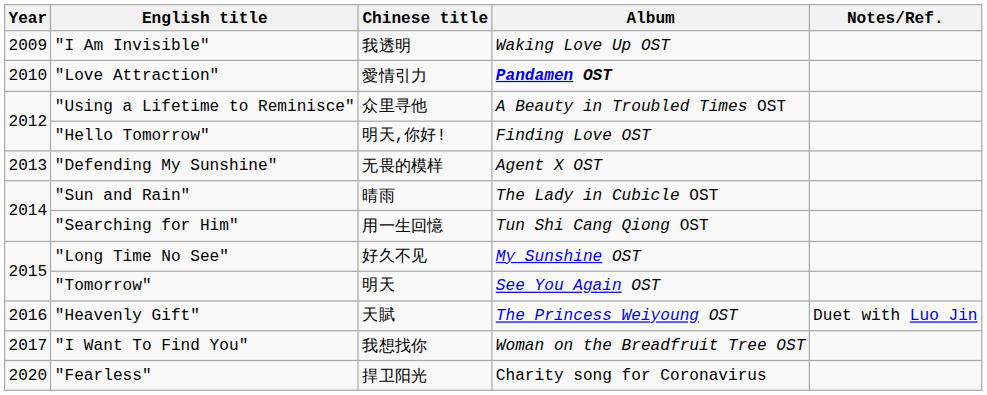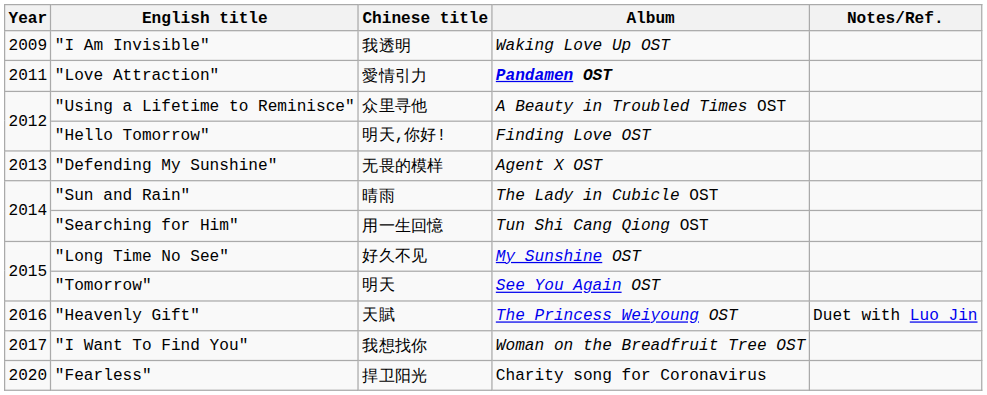(28, 76) 2010 -> (28, 76) 2011
